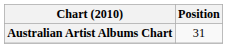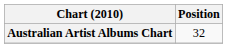(199, 33) 31 -> (199, 33) 32
